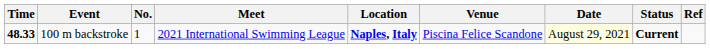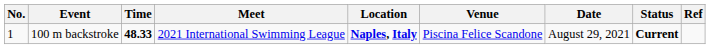columns swapped: (143, 14) <-> (21, 14)
(589, 33) lightyellow background -> (589, 33) no background
